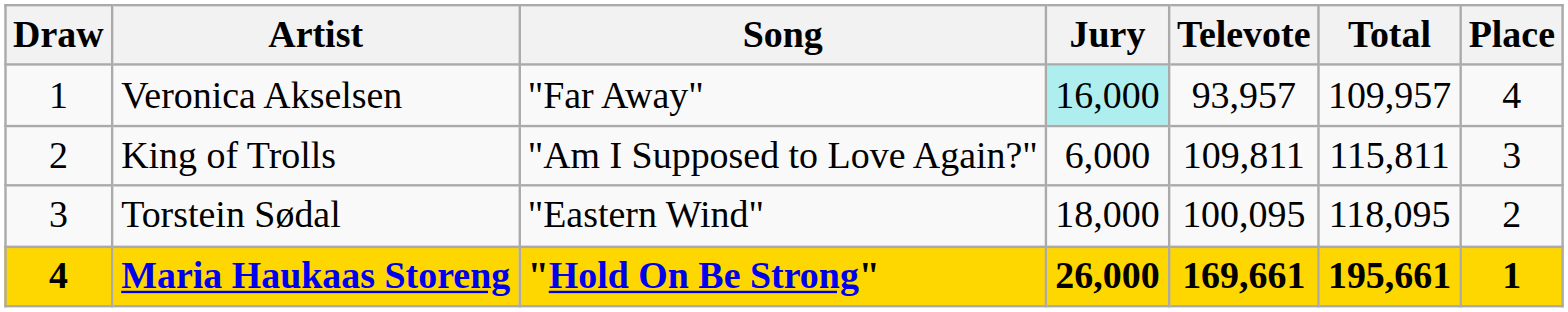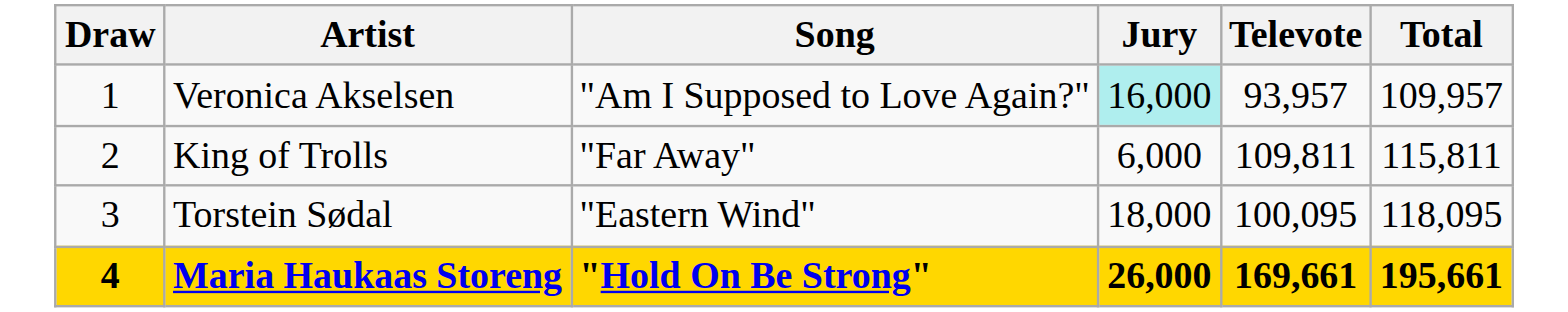- column: (1512, 34)
(616, 94) "Far Away" -> (835, 94) "Am I Supposed to Love Again?"
(783, 154) "Am I Supposed to Love Again?" -> (668, 154) "Far Away"
